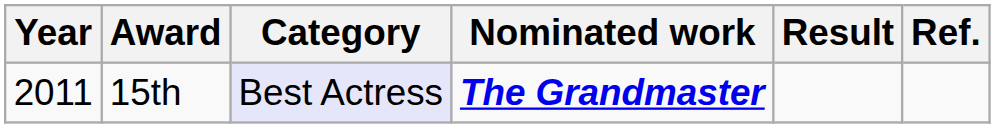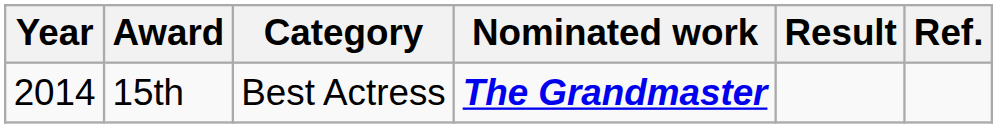(53, 92) 2011 -> (55, 92) 2014
(341, 92) lavender background -> (343, 92) no background
